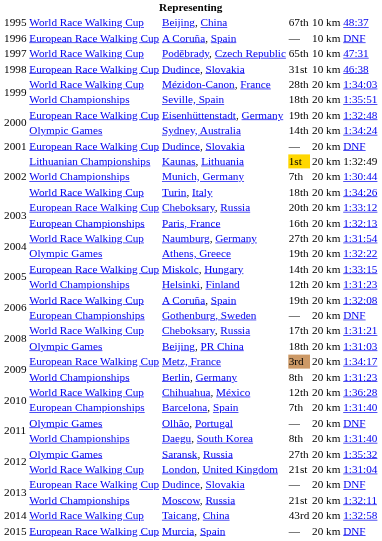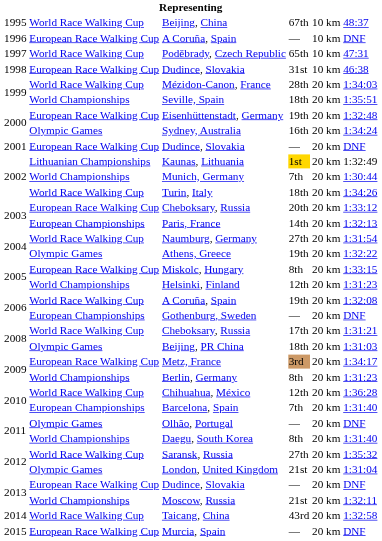(299, 130) 14th -> (299, 130) 16th
(299, 223) 16th -> (299, 223) 14th
(299, 269) 14th -> (296, 269) 8th
(66, 454) Olympic Games -> (87, 454) World Race Walking Cup
(87, 469) World Race Walking Cup -> (66, 469) Olympic Games
